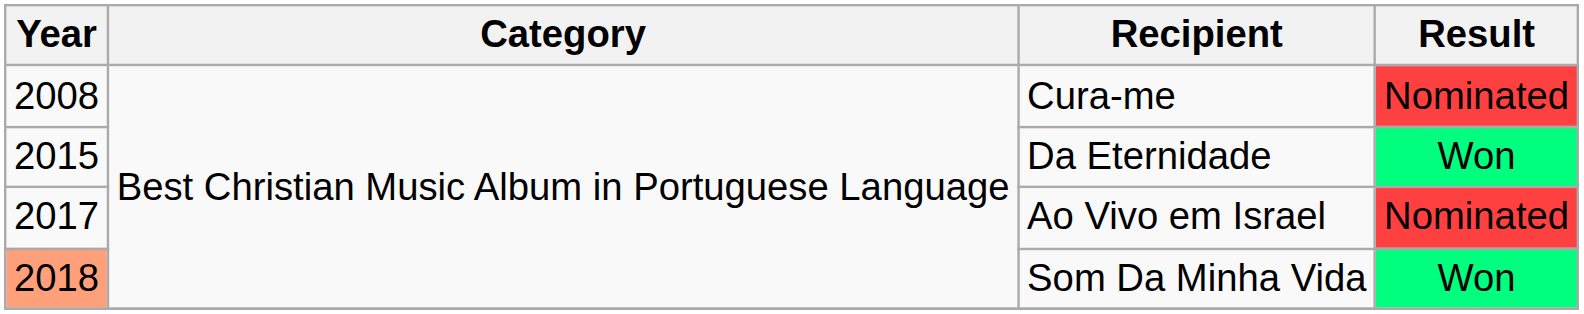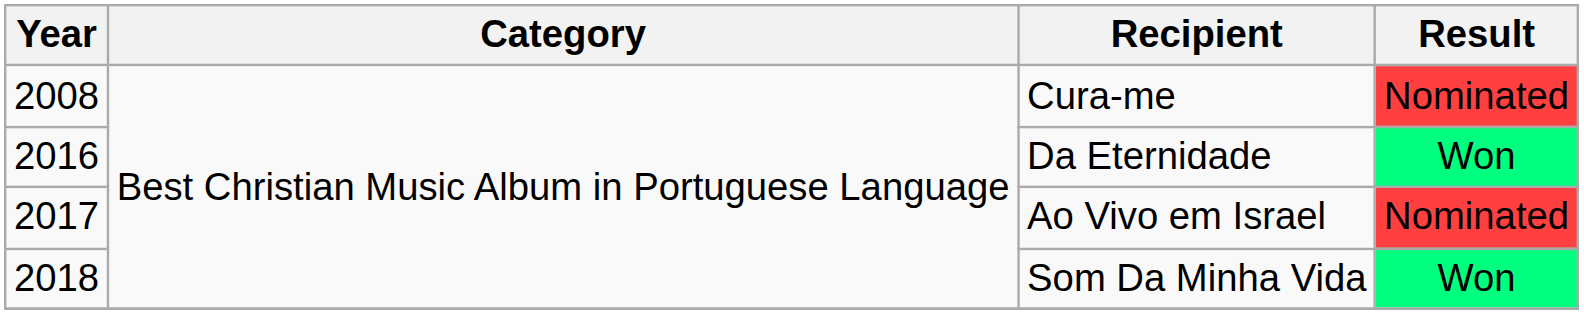(57, 156) 2015 -> (57, 156) 2016
(57, 277) lightsalmon background -> (57, 277) no background
